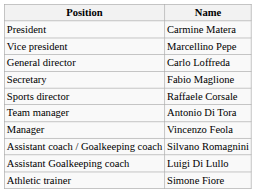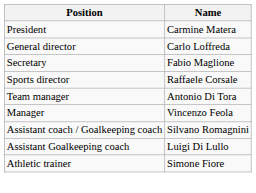- row: (37, 46)
